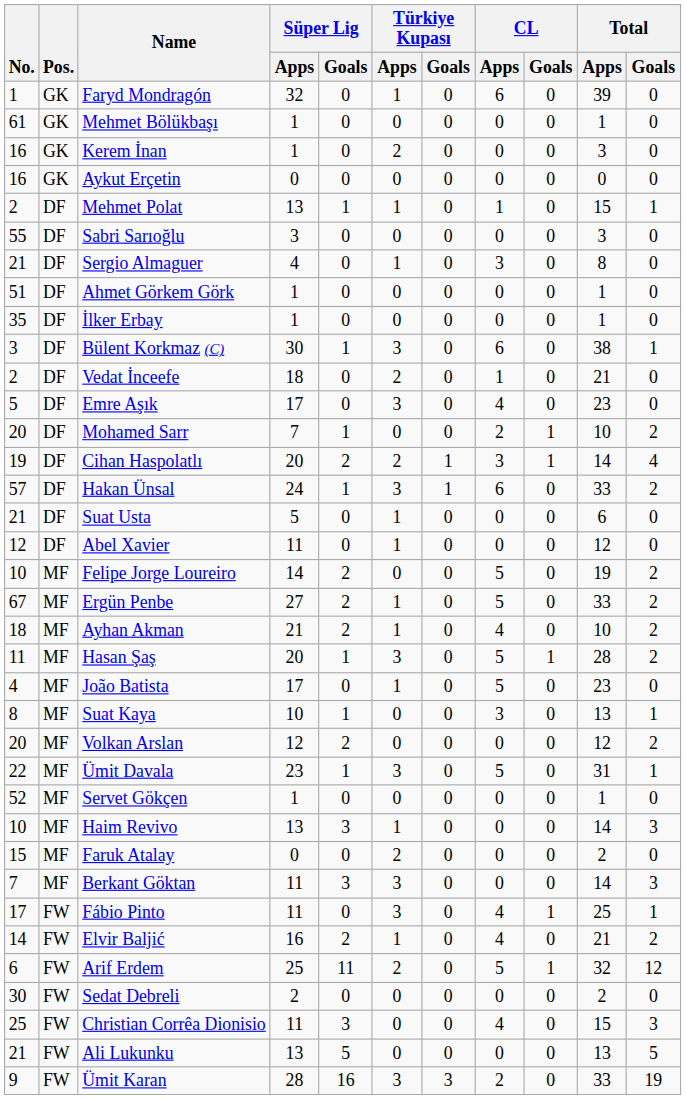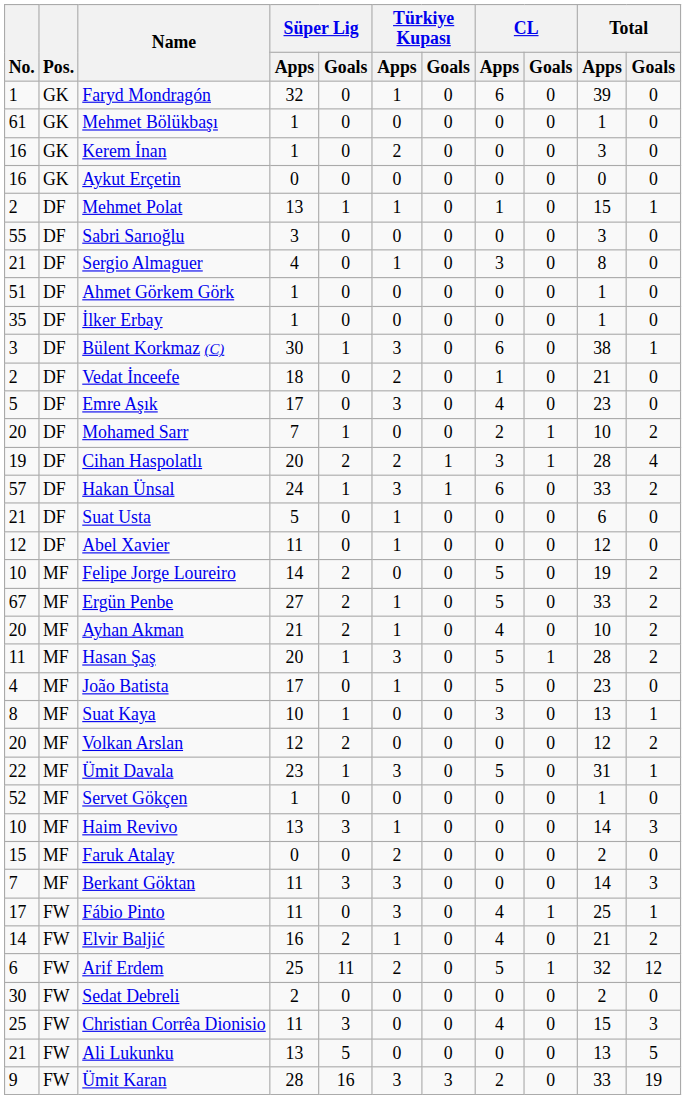(602, 461) 14 -> (602, 461) 28
(18, 630) 18 -> (18, 630) 20
